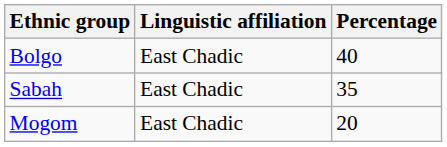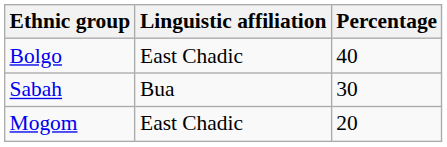(192, 89) East Chadic -> (157, 89) Bua
(347, 89) 35 -> (347, 89) 30
